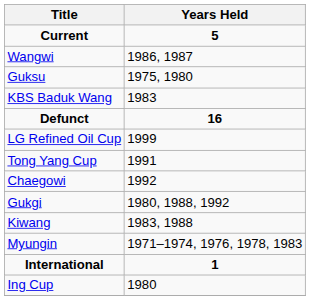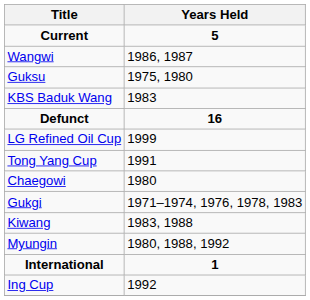(142, 181) 1992 -> (142, 181) 1980
(178, 202) 1980, 1988, 1992 -> (215, 202) 1971–1974, 1976, 1978, 1983
(215, 243) 1971–1974, 1976, 1978, 1983 -> (178, 243) 1980, 1988, 1992
(142, 285) 1980 -> (142, 285) 1992
